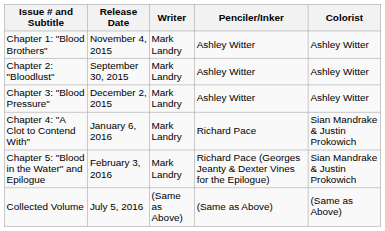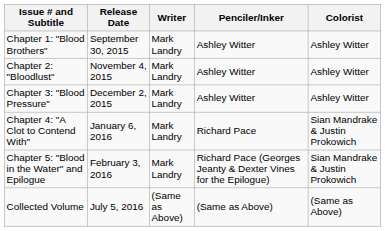(118, 44) November 4, 2015 -> (114, 44) September 30, 2015
(114, 71) September 30, 2015 -> (118, 71) November 4, 2015
